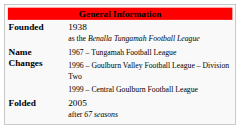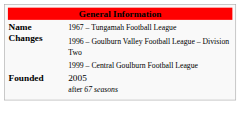- row: (134, 32)
(22, 103) Folded -> (26, 78) Founded
